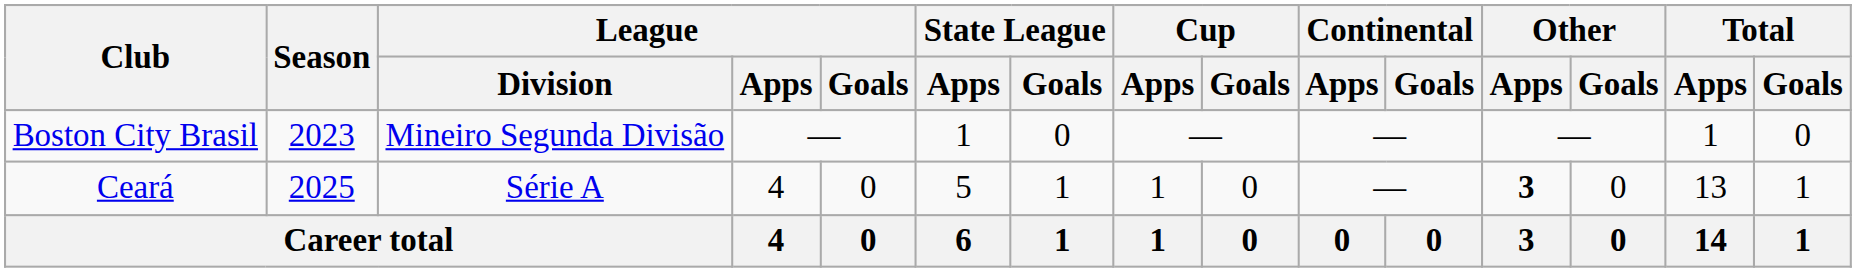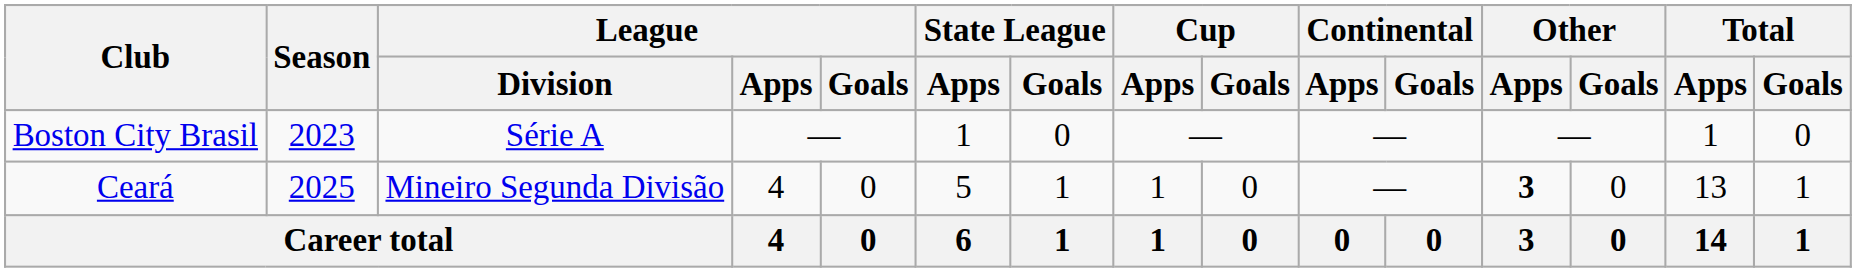(555, 135) Mineiro Segunda Divisão -> (555, 135) Série A
(555, 187) Série A -> (555, 187) Mineiro Segunda Divisão
